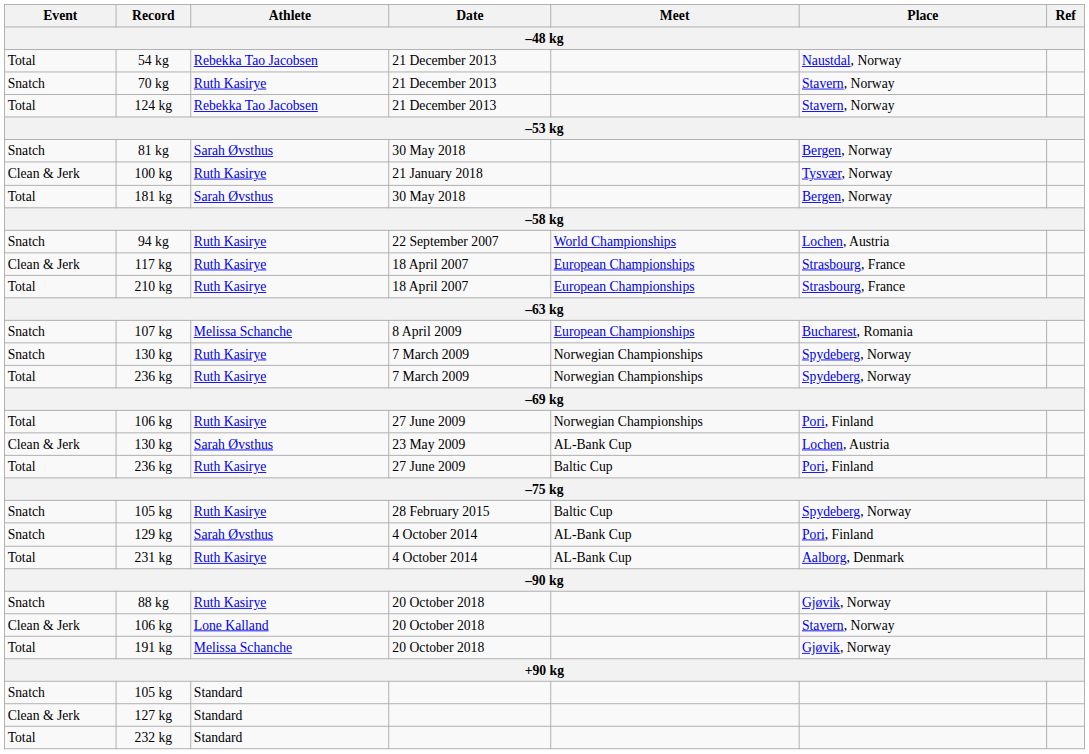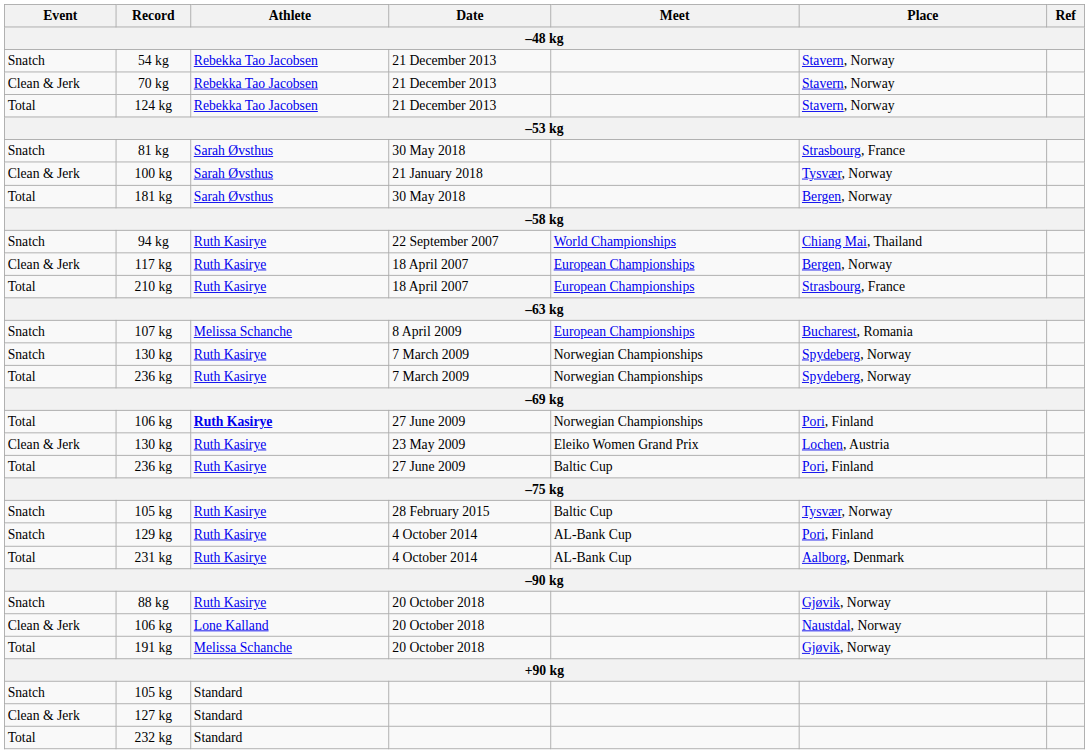(22, 61) Total -> (26, 61) Snatch
(852, 61) Naustdal, Norway -> (848, 61) Stavern, Norway
(26, 83) Snatch -> (44, 83) Clean & Jerk
(230, 83) Ruth Kasirye -> (256, 83) Rebekka Tao Jacobsen
(847, 151) Bergen, Norway -> (853, 151) Strasbourg, France
(230, 173) Ruth Kasirye -> (233, 173) Sarah Øvsthus
(846, 241) Lochen, Austria -> (862, 241) Chiang Mai, Thailand
(853, 264) Strasbourg, France -> (847, 264) Bergen, Norway
(230, 421) normal -> (233, 421) bold
(233, 444) Sarah Øvsthus -> (230, 444) Ruth Kasirye
(593, 444) AL-Bank Cup -> (626, 444) Eleiko Women Grand Prix
(856, 512) Spydeberg, Norway -> (847, 512) Tysvær, Norway
(233, 534) Sarah Øvsthus -> (230, 534) Ruth Kasirye
(848, 624) Stavern, Norway -> (852, 624) Naustdal, Norway
